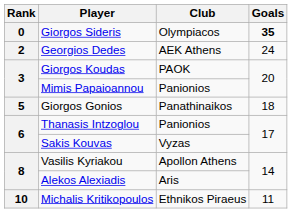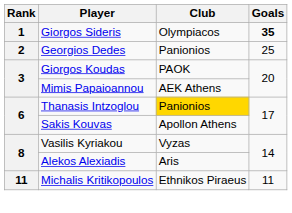(21, 32) 0 -> (21, 32) 1
(190, 50) AEK Athens -> (184, 50) Panionios
(268, 50) 24 -> (268, 50) 25
(184, 87) Panionios -> (190, 87) AEK Athens
- row: (82, 106)
(184, 124) no background -> (184, 106) gold background
(174, 143) Vyzas -> (198, 124) Apollon Athens
(198, 161) Apollon Athens -> (174, 143) Vyzas
(21, 198) 10 -> (21, 180) 11
